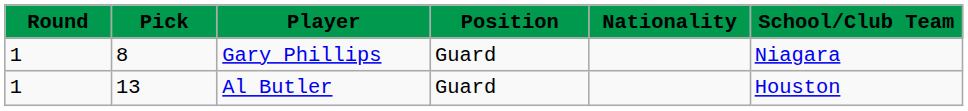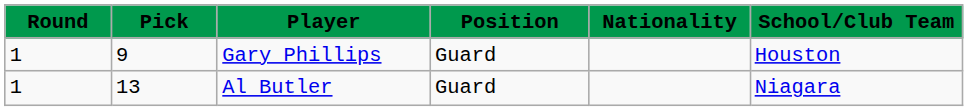(122, 55) 8 -> (122, 55) 9
(798, 55) Niagara -> (798, 55) Houston
(798, 88) Houston -> (798, 88) Niagara
